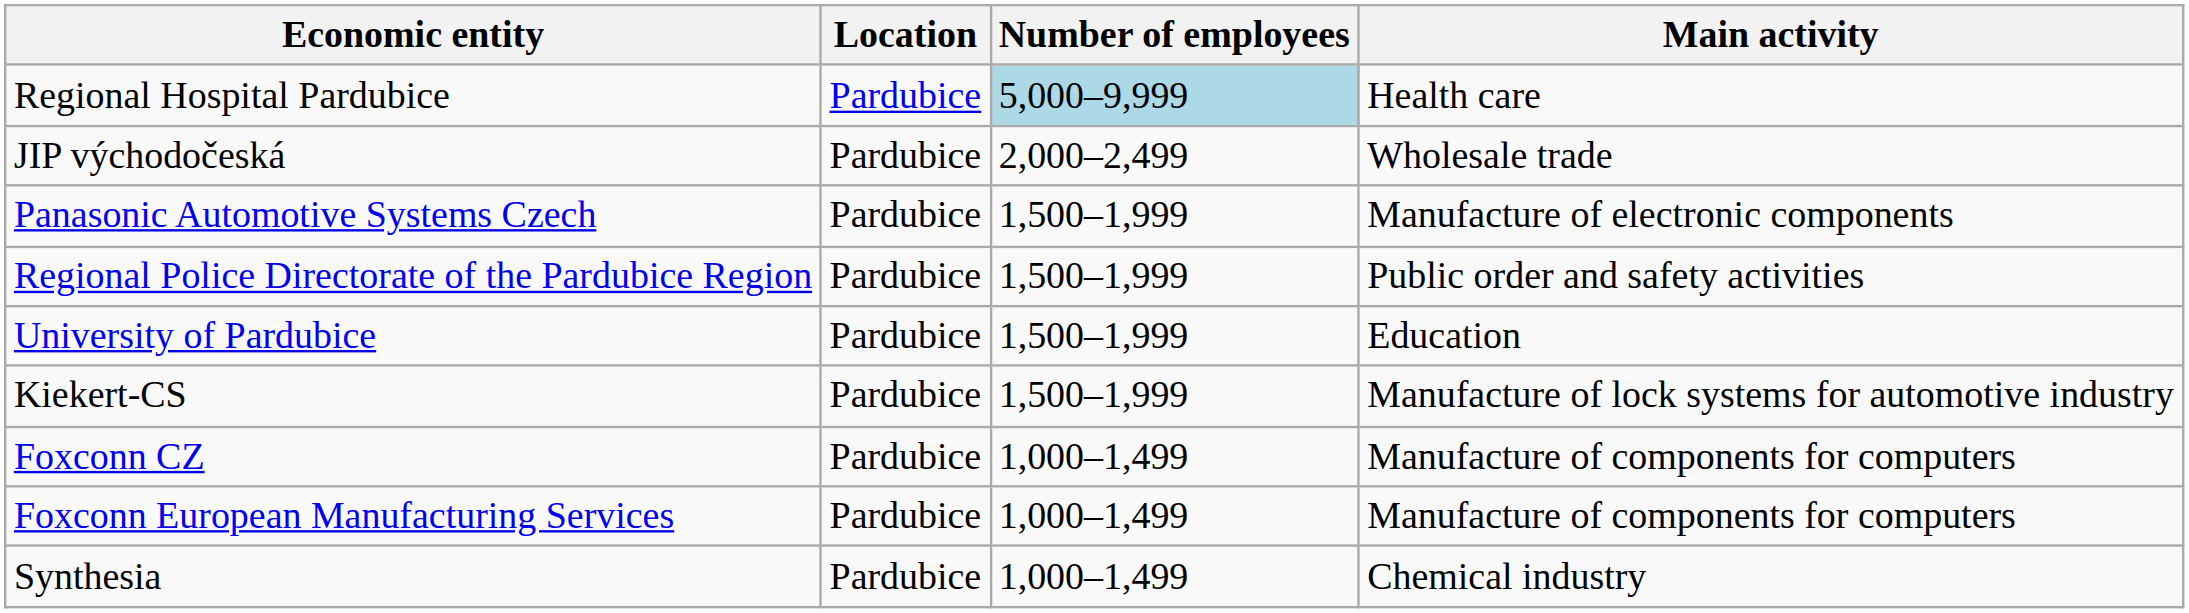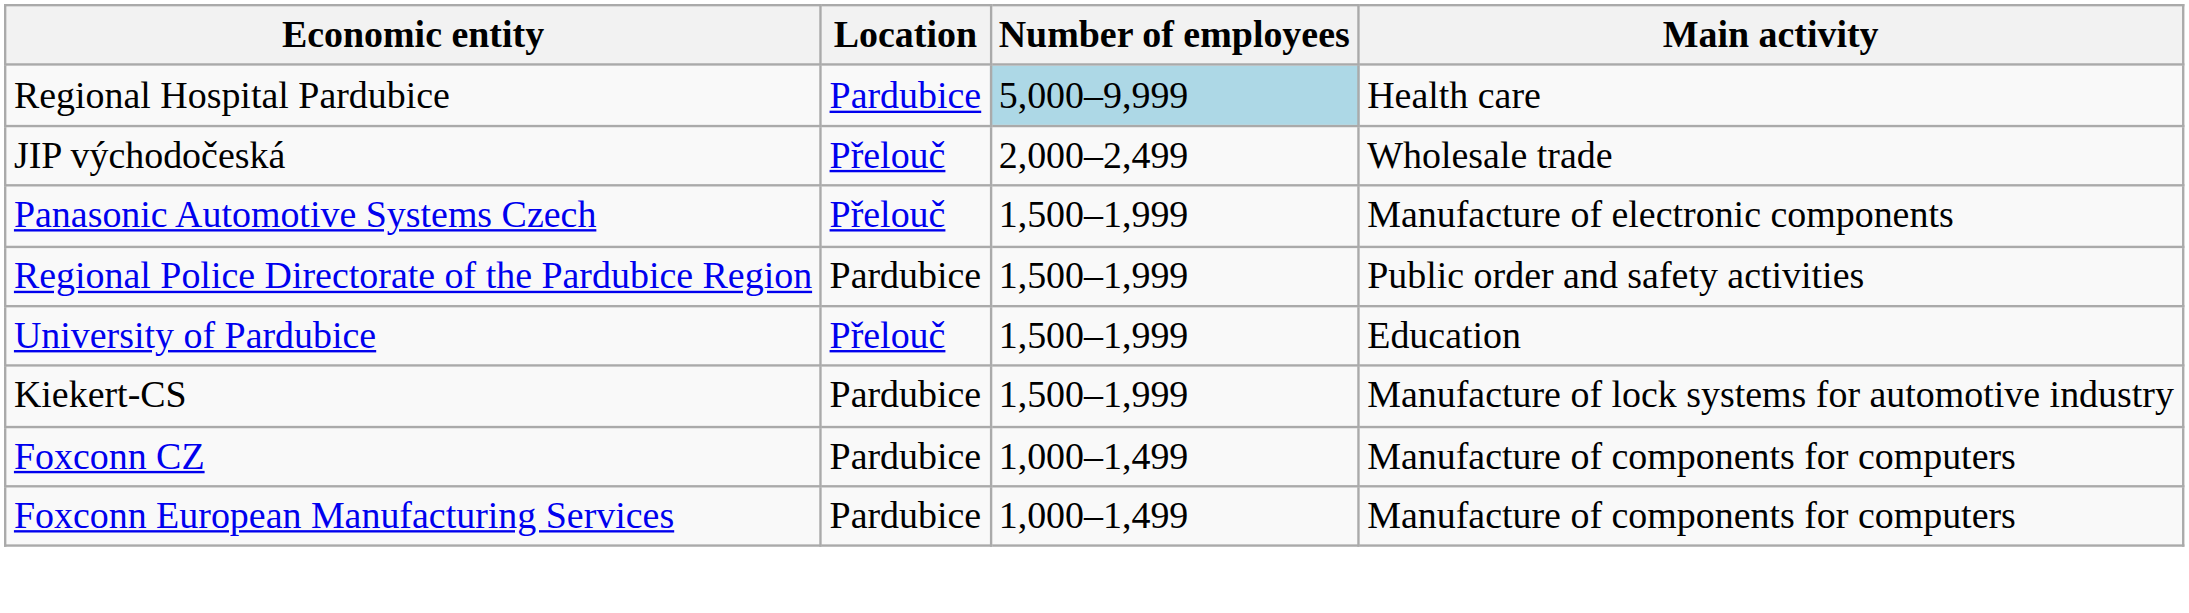(905, 154) Pardubice -> (887, 154) Přelouč
(905, 214) Pardubice -> (887, 214) Přelouč
(905, 335) Pardubice -> (887, 335) Přelouč
- row: (88, 575)
